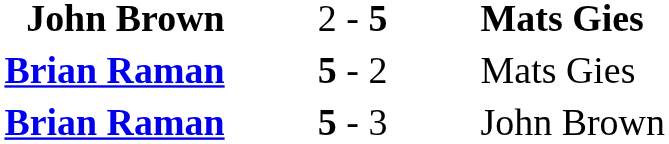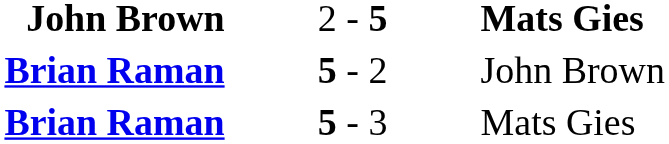(558, 70) Mats Gies -> (573, 70) John Brown
(573, 122) John Brown -> (558, 122) Mats Gies
